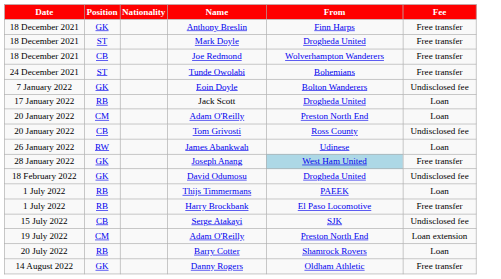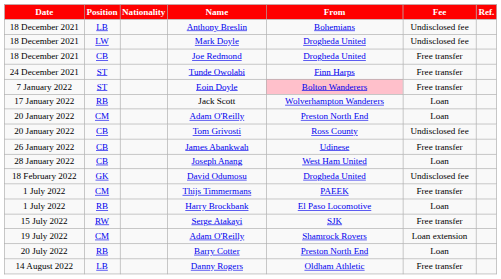+ column: (486, 12)
(102, 27) GK -> (102, 27) LB
(335, 27) Finn Harps -> (335, 27) Bohemians
(440, 27) Free transfer -> (440, 27) Undisclosed fee
(102, 42) ST -> (102, 42) LW
(440, 42) Free transfer -> (440, 42) Undisclosed fee
(335, 57) Wolverhampton Wanderers -> (335, 57) Drogheda United
(335, 72) Bohemians -> (335, 72) Finn Harps
(102, 87) GK -> (102, 87) ST
(335, 87) no background -> (335, 87) pink background
(440, 87) Undisclosed fee -> (440, 87) Free transfer
(335, 102) Drogheda United -> (335, 102) Wolverhampton Wanderers
(102, 147) RW -> (102, 147) CB
(440, 147) Loan -> (440, 147) Free transfer
(102, 161) GK -> (102, 161) CB
(335, 161) lightblue background -> (335, 161) no background
(440, 161) Free transfer -> (440, 161) Loan
(102, 191) RB -> (102, 191) CM
(440, 191) Loan -> (440, 191) Free transfer
(440, 206) Free transfer -> (440, 206) Loan
(102, 221) CB -> (102, 221) RW
(440, 221) Undisclosed fee -> (440, 221) Free transfer
(335, 236) Preston North End -> (335, 236) Shamrock Rovers
(335, 251) Shamrock Rovers -> (335, 251) Preston North End
(102, 266) GK -> (102, 266) LB
